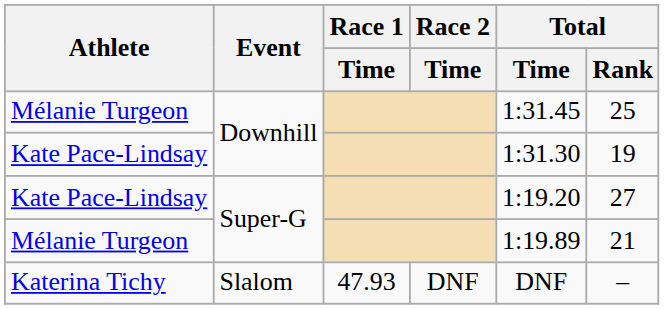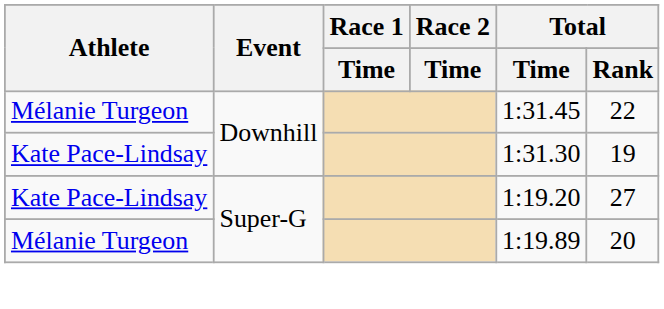(623, 111) 25 -> (623, 111) 22
(623, 240) 21 -> (623, 240) 20
- row: (88, 282)
